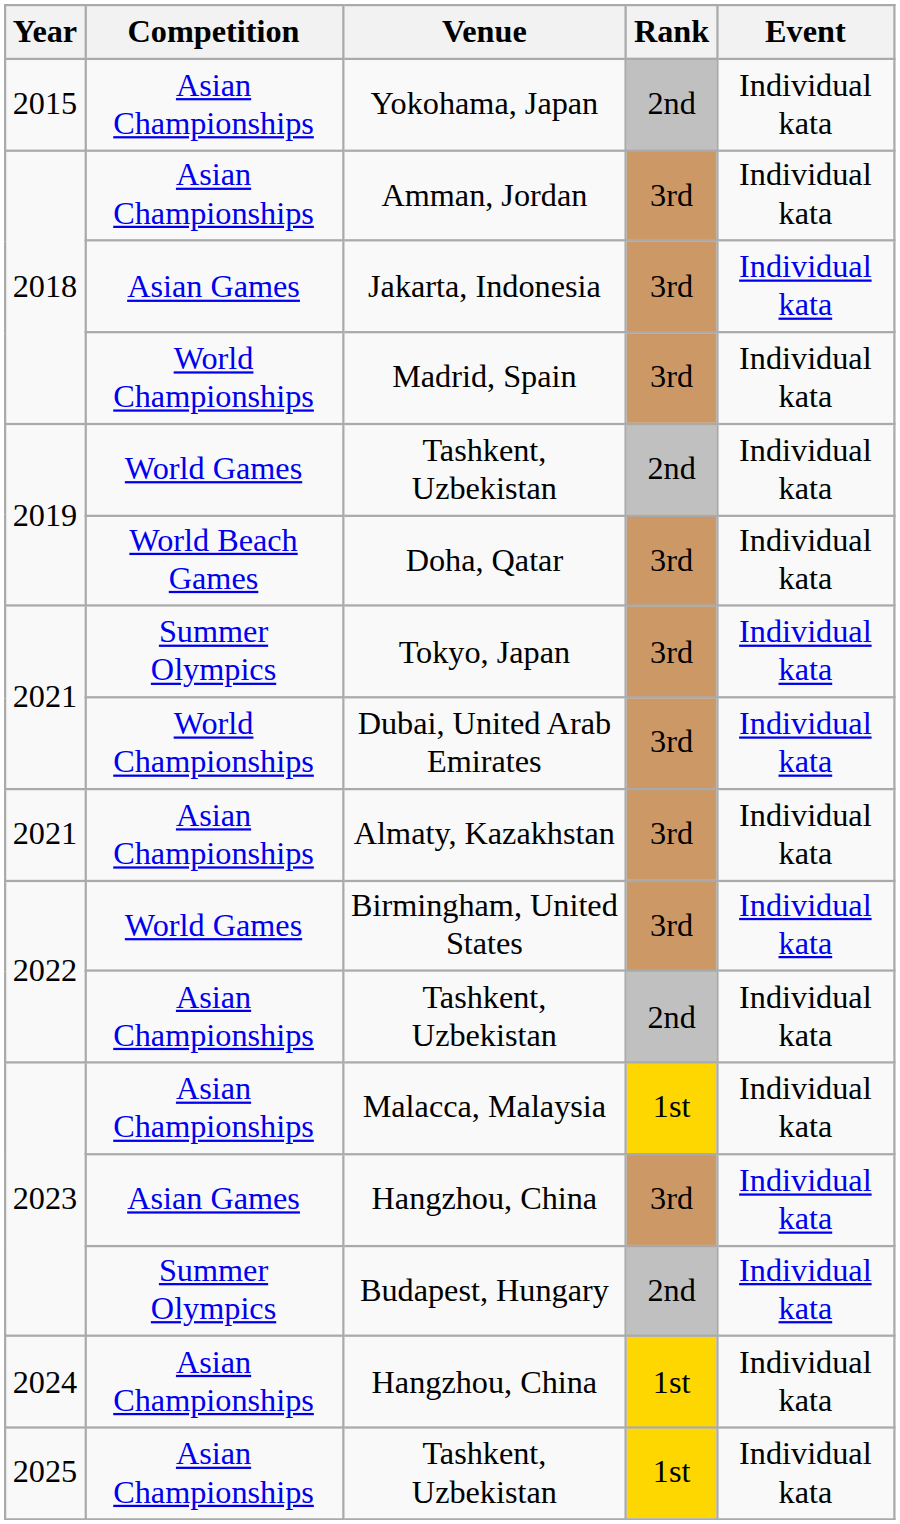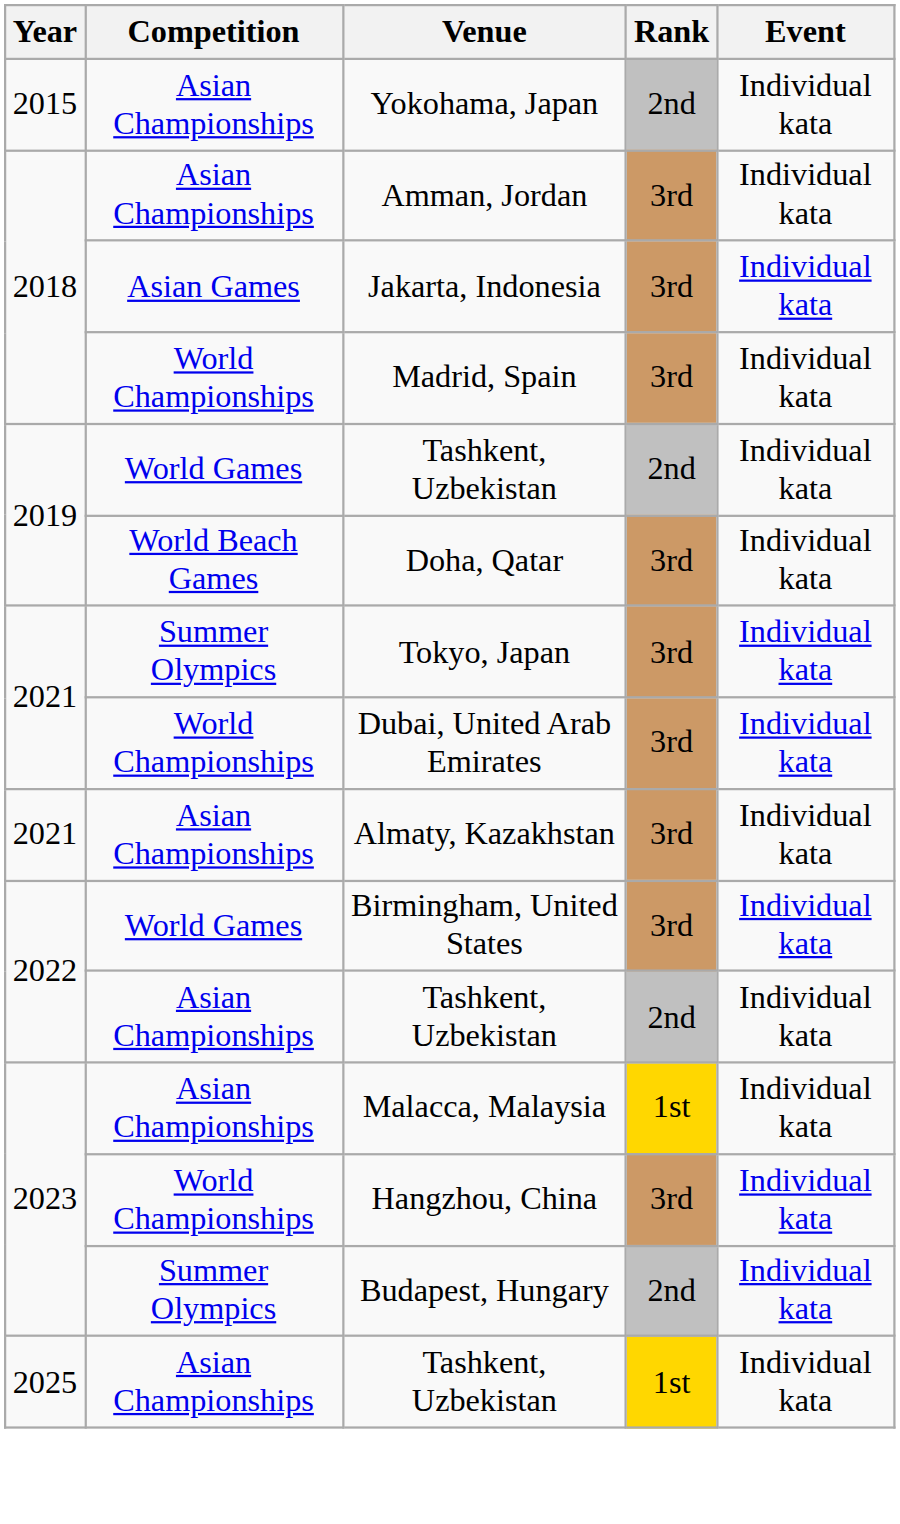(214, 1199) Asian Games -> (214, 1199) World Championships
- row: (45, 1381)
